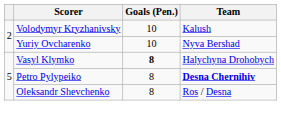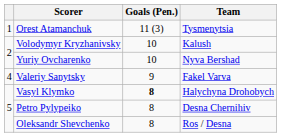+ row: (54, 28)
+ row: (51, 76)
(219, 76) bold -> (217, 108) normal
